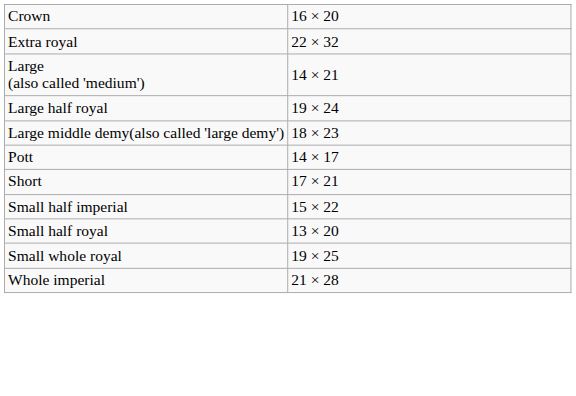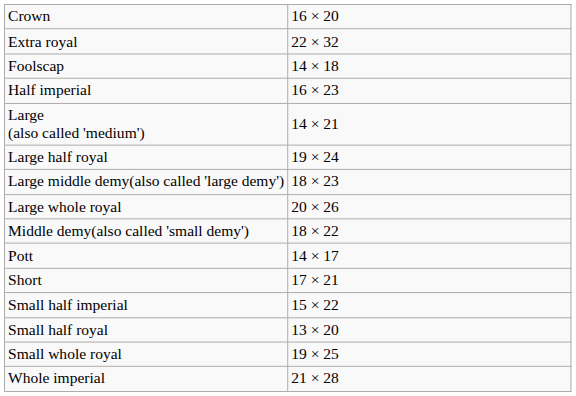+ row: (36, 66)
+ row: (50, 90)
+ row: (65, 206)
+ row: (129, 231)
